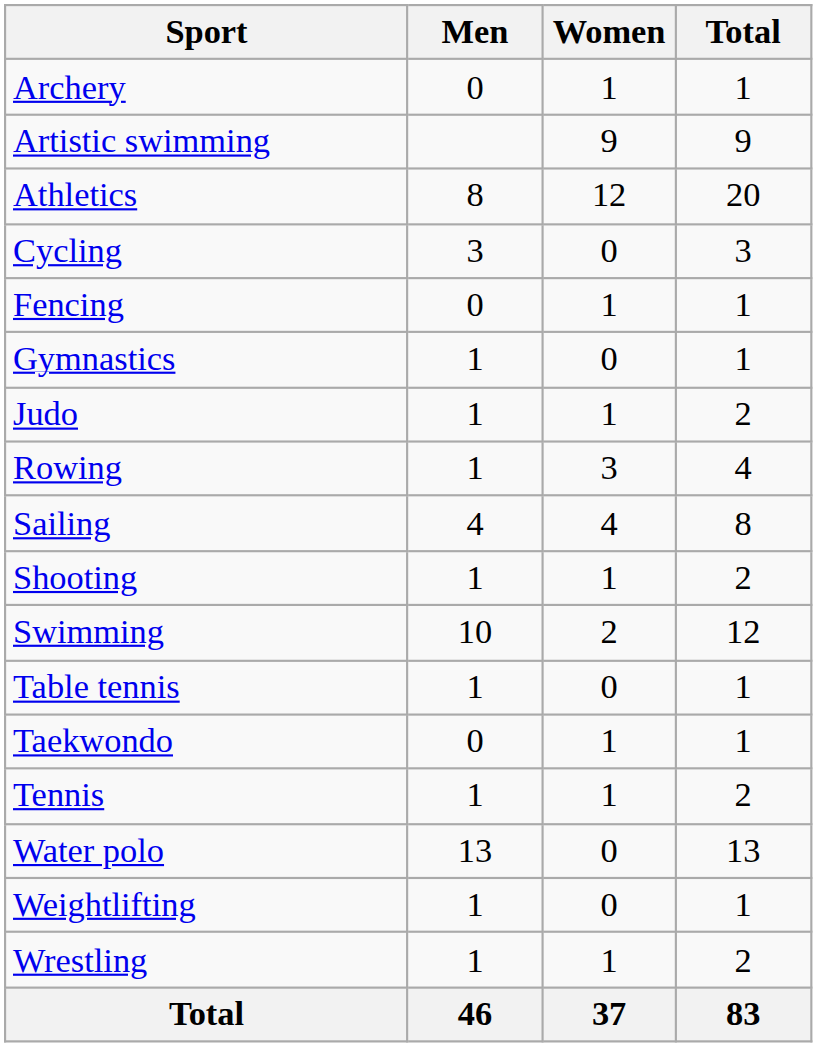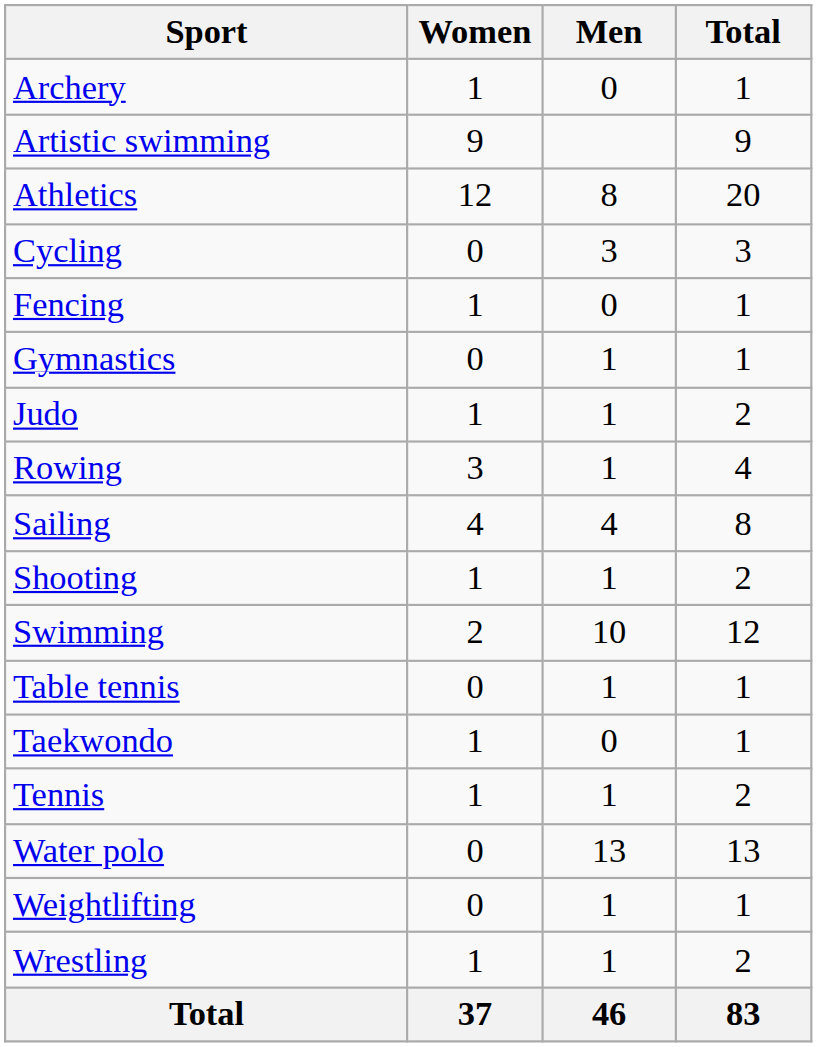columns swapped: (475, 31) <-> (609, 31)
